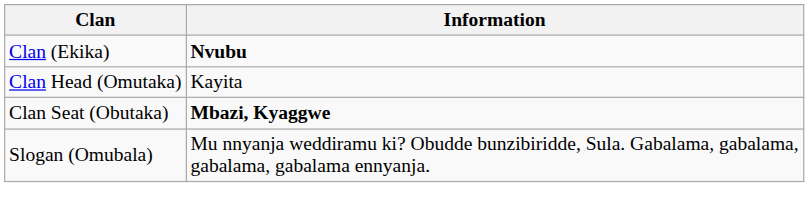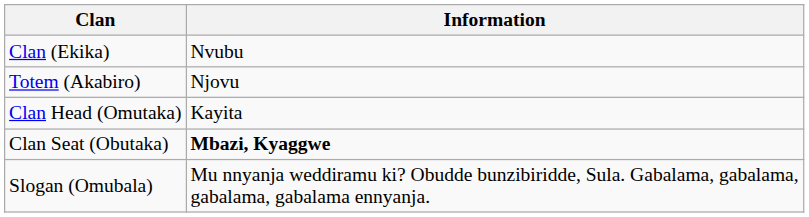(219, 50) bold -> (217, 50) normal
+ row: (75, 81)
